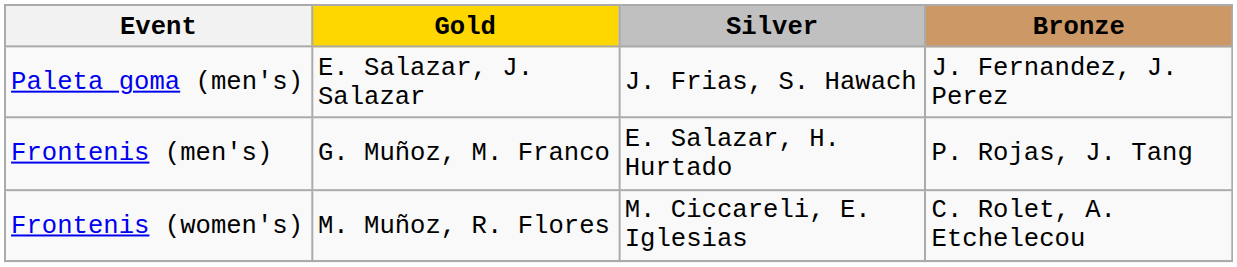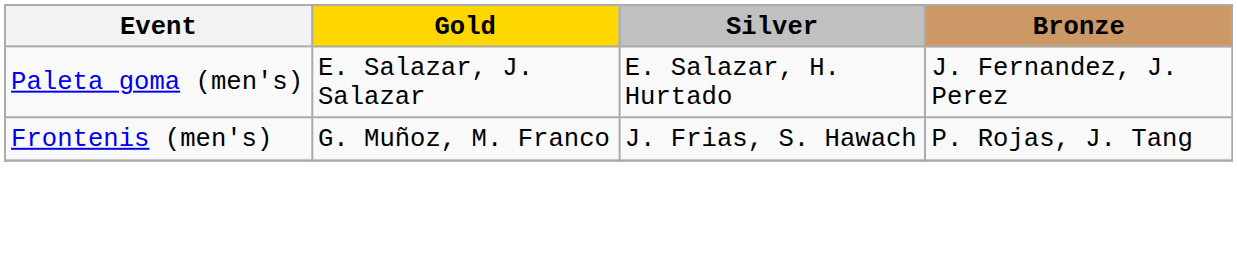(771, 82) J. Frias, S. Hawach -> (732, 82) E. Salazar, H. Hurtado
(732, 154) E. Salazar, H. Hurtado -> (771, 139) J. Frias, S. Hawach
- row: (157, 225)
